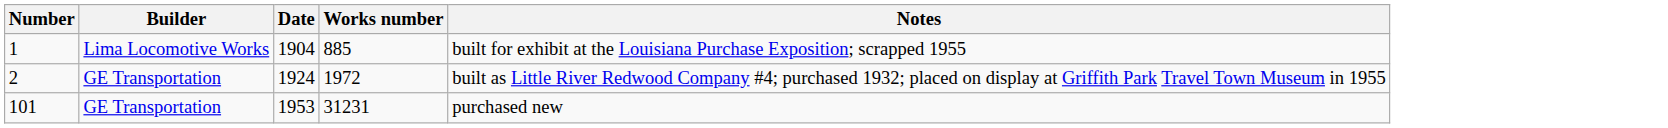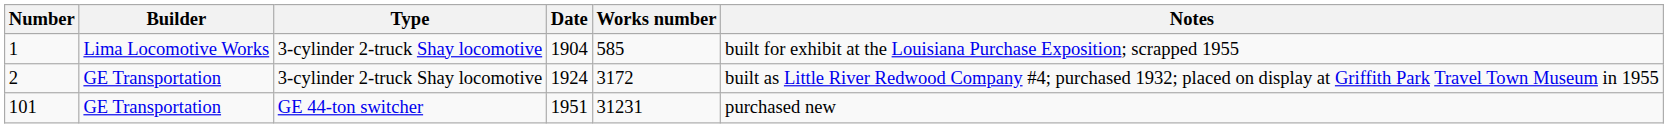+ column: (410, 19)
(337, 48) 885 -> (610, 48) 585
(342, 78) 1972 -> (615, 78) 3172
(296, 107) 1953 -> (569, 107) 1951
